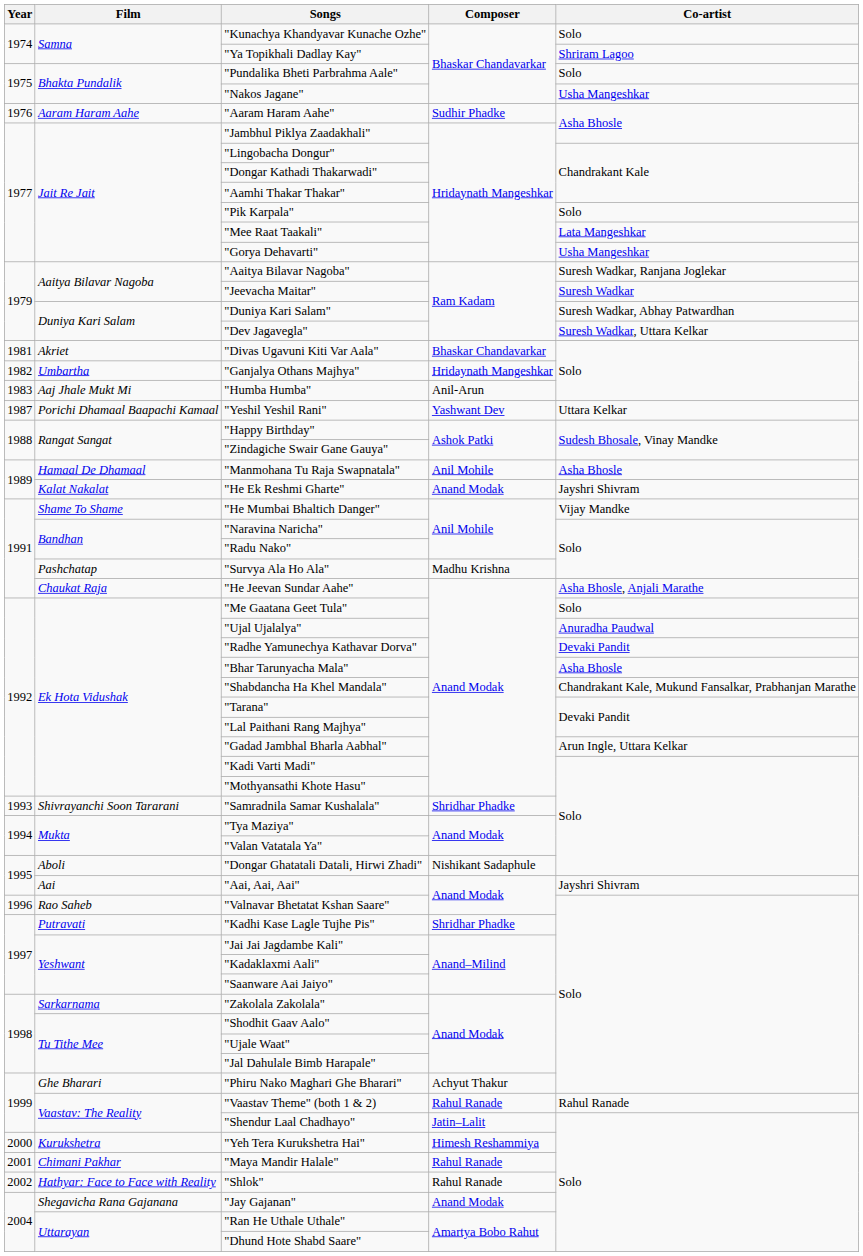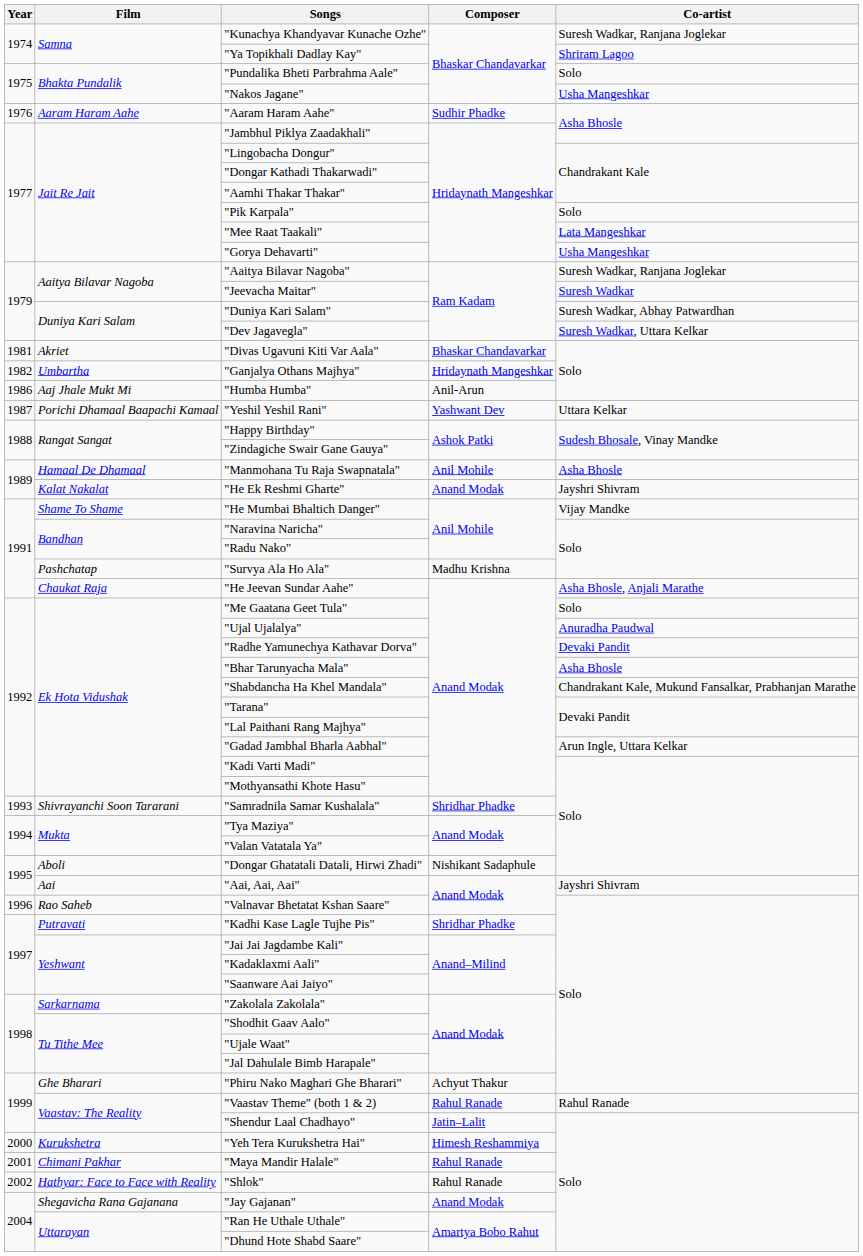(570, 34) Solo -> (642, 34) Suresh Wadkar, Ranjana Joglekar
(20, 390) 1983 -> (20, 390) 1986
